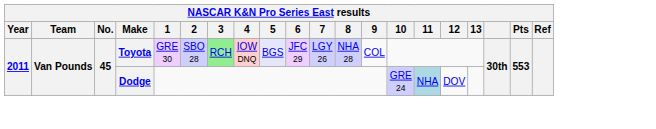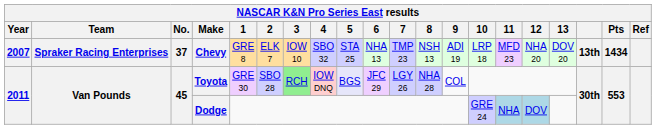+ row: (211, 52)
(454, 81) no background -> (536, 110) lightblue background
